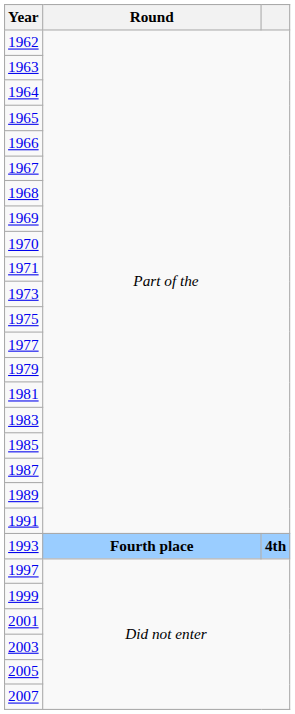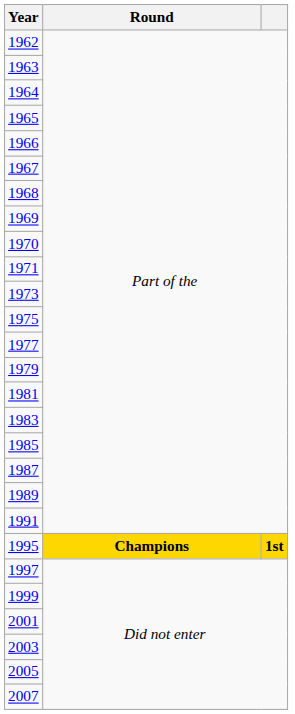- row: (23, 546)
+ row: (23, 546)
